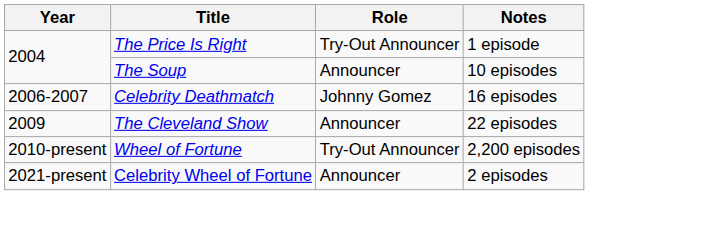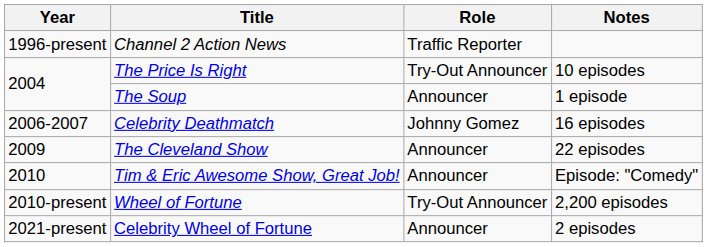+ row: (200, 44)
(503, 44) 1 episode -> (600, 70) 10 episodes
(512, 70) 10 episodes -> (591, 96) 1 episode
+ row: (257, 176)
